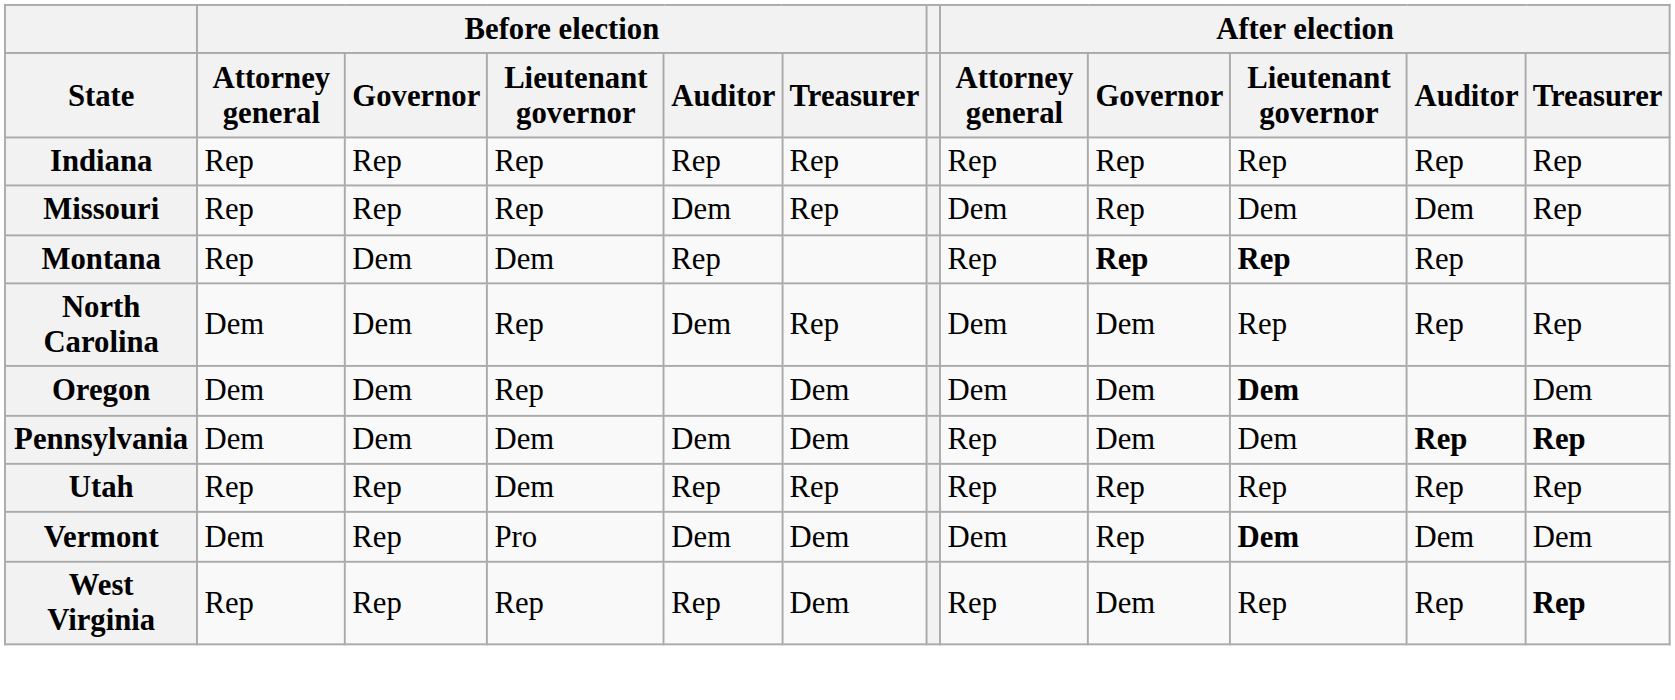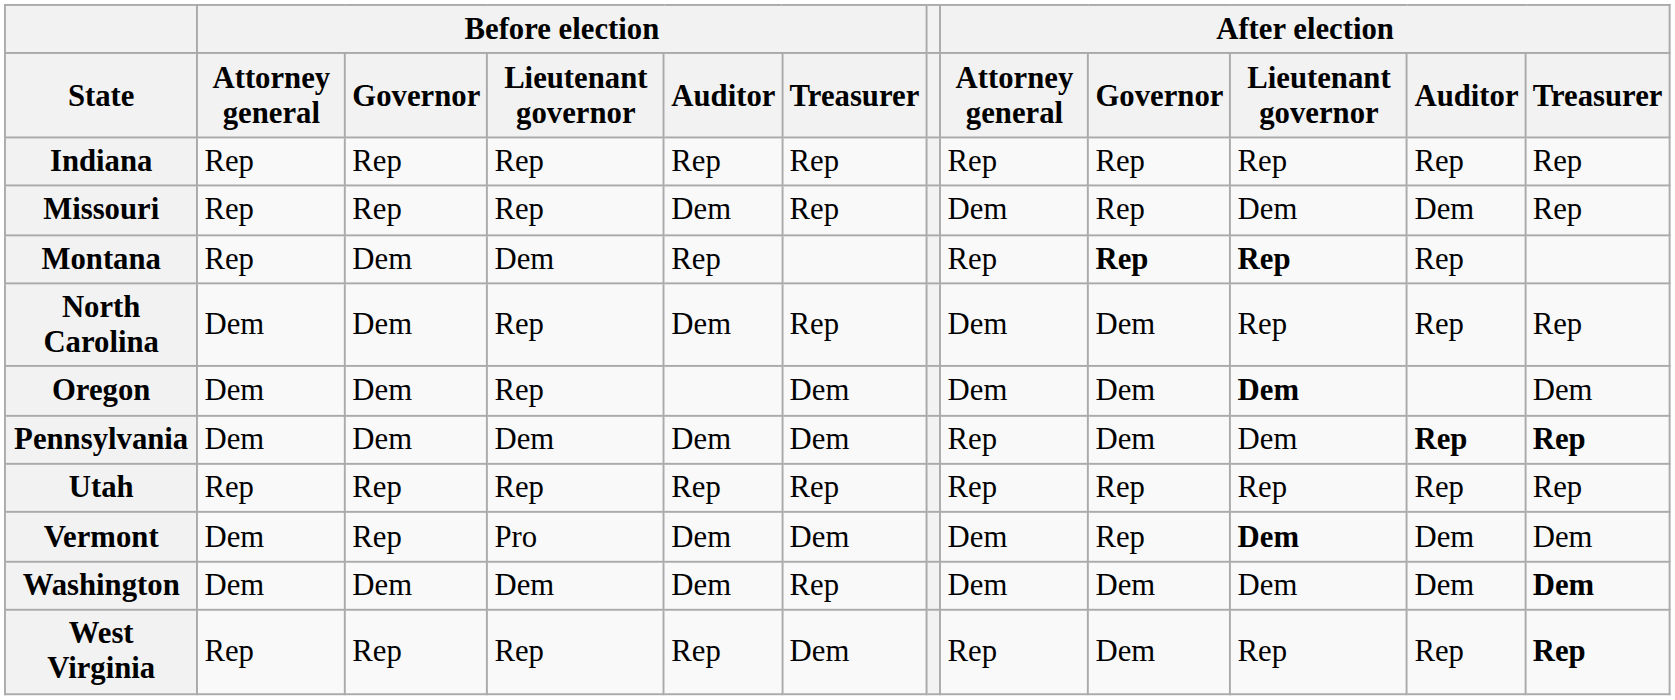(524, 487) Dem -> (519, 487) Rep
+ row: (101, 585)
